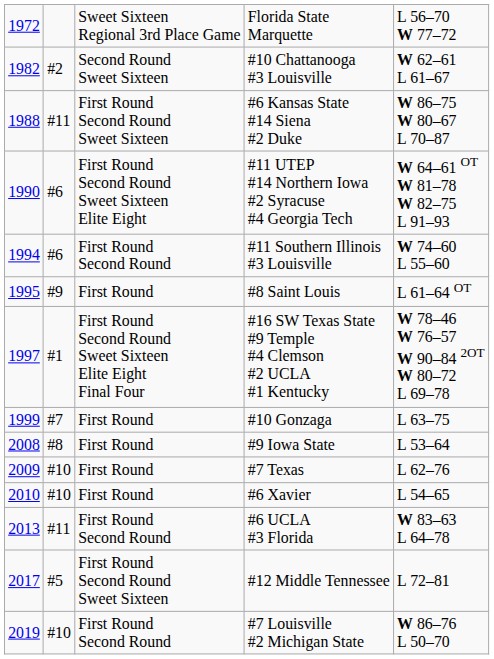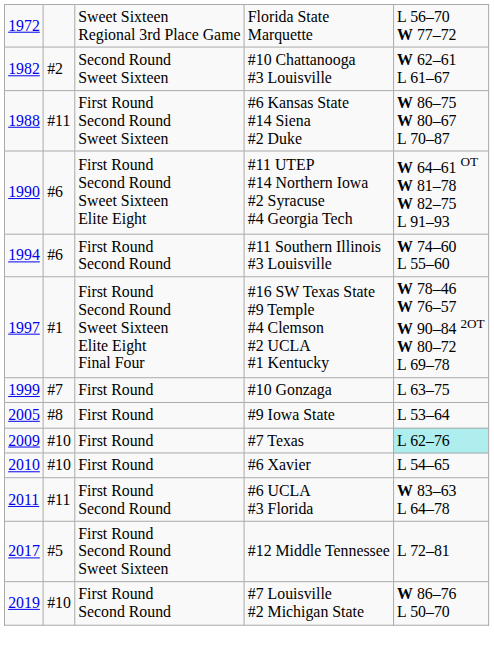- row: (294, 291)
(24, 444) 2008 -> (24, 415) 2005
(423, 469) no background -> (423, 440) paleturquoise background
(24, 528) 2013 -> (24, 499) 2011
